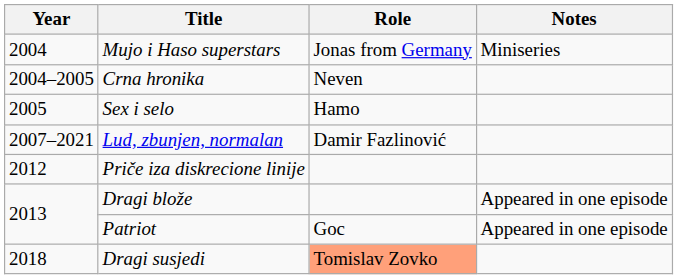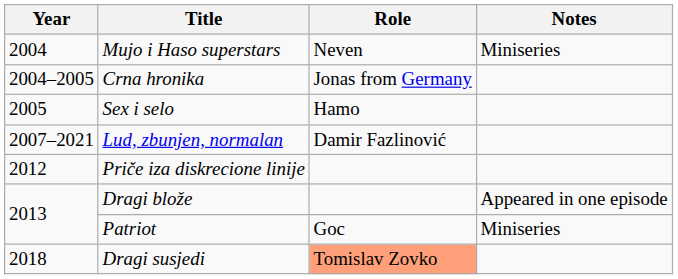(393, 49) Jonas from Germany -> (338, 49) Neven
(338, 79) Neven -> (393, 79) Jonas from Germany
(574, 229) Appeared in one episode -> (520, 229) Miniseries
